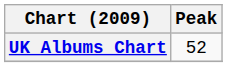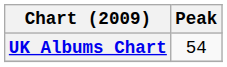(196, 48) 52 -> (196, 48) 54
